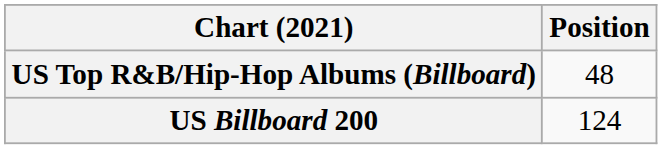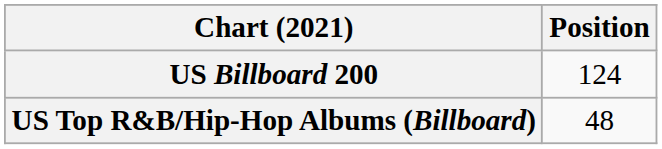rows swapped: (274, 119) <-> (274, 73)
